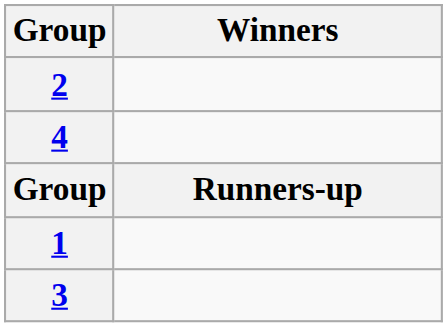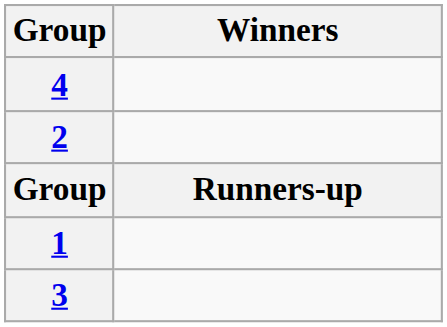rows swapped: (60, 83) <-> (60, 136)
